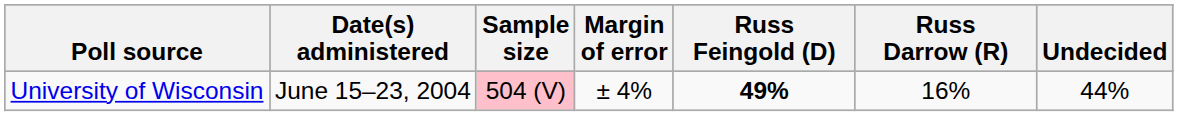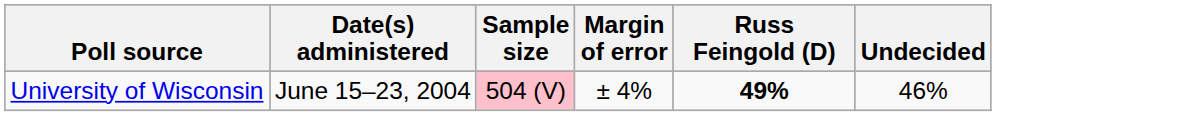- column: (946, 38)
(1105, 90) 44% -> (923, 90) 46%
